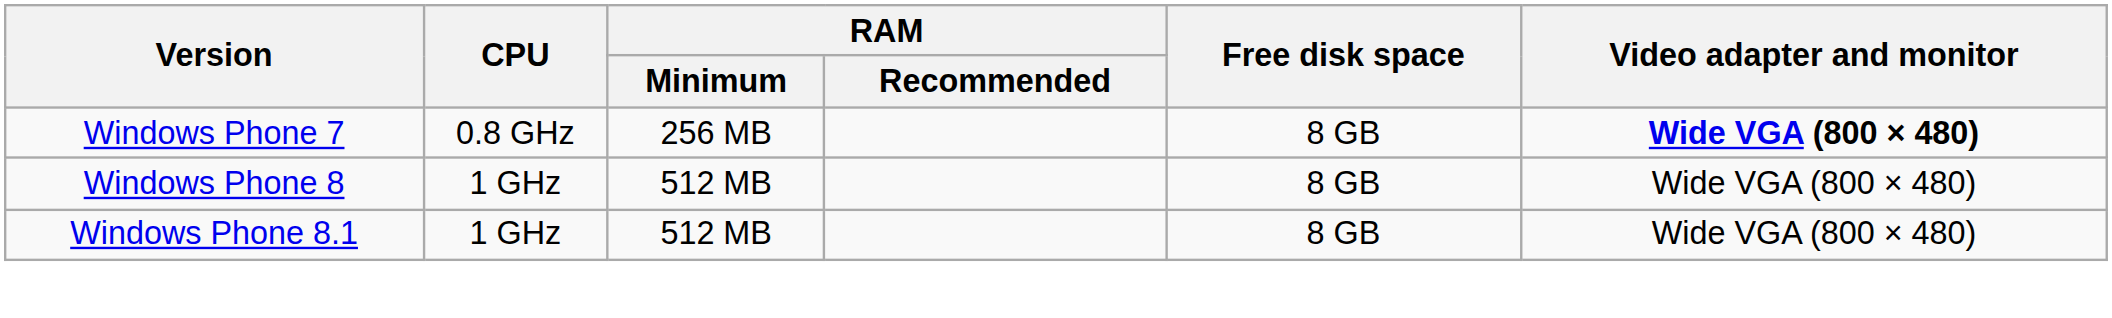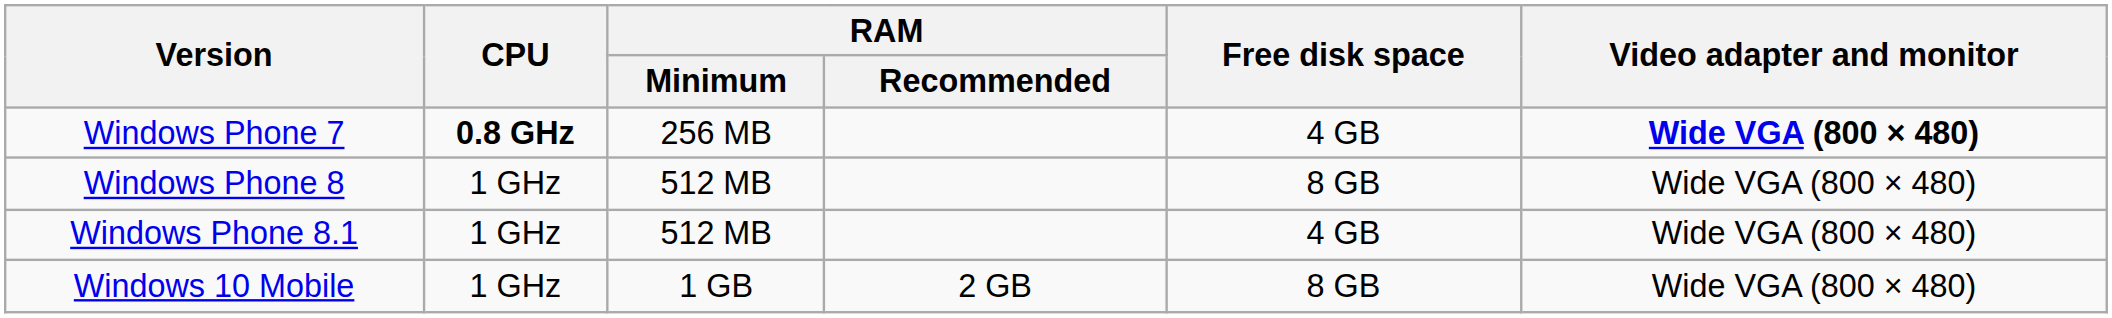(515, 132) normal -> (515, 132) bold
(1343, 132) 8 GB -> (1343, 132) 4 GB
(1343, 234) 8 GB -> (1343, 234) 4 GB
+ row: (214, 285)
